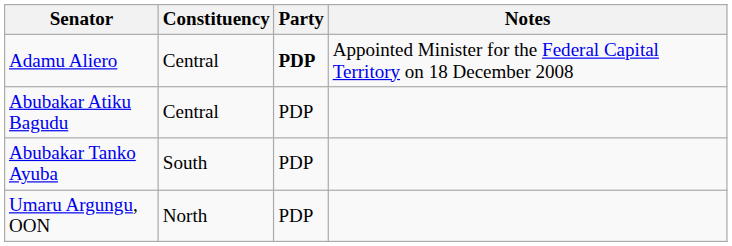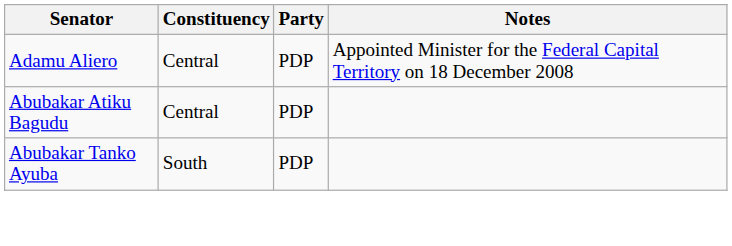(297, 60) bold -> (296, 60) normal
- row: (73, 215)
